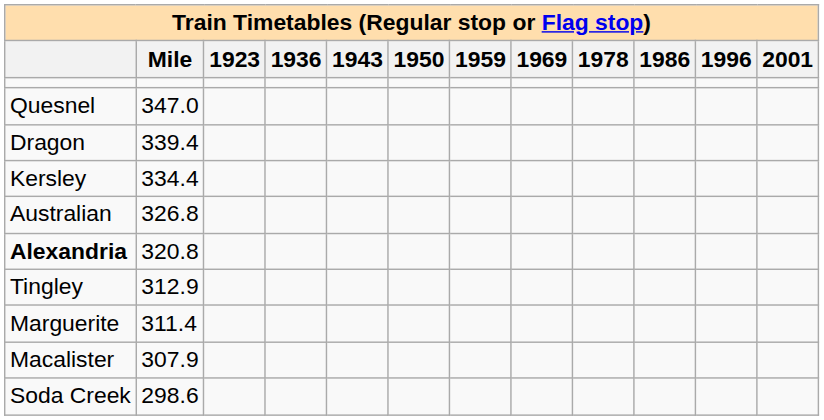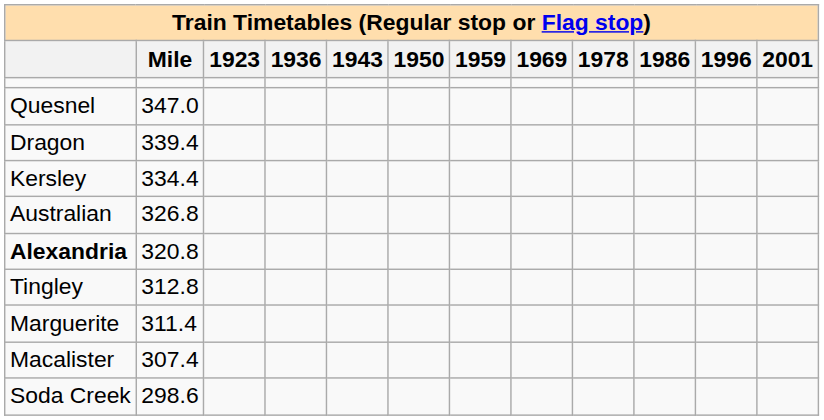(170, 287) 312.9 -> (170, 287) 312.8
(170, 359) 307.9 -> (170, 359) 307.4
